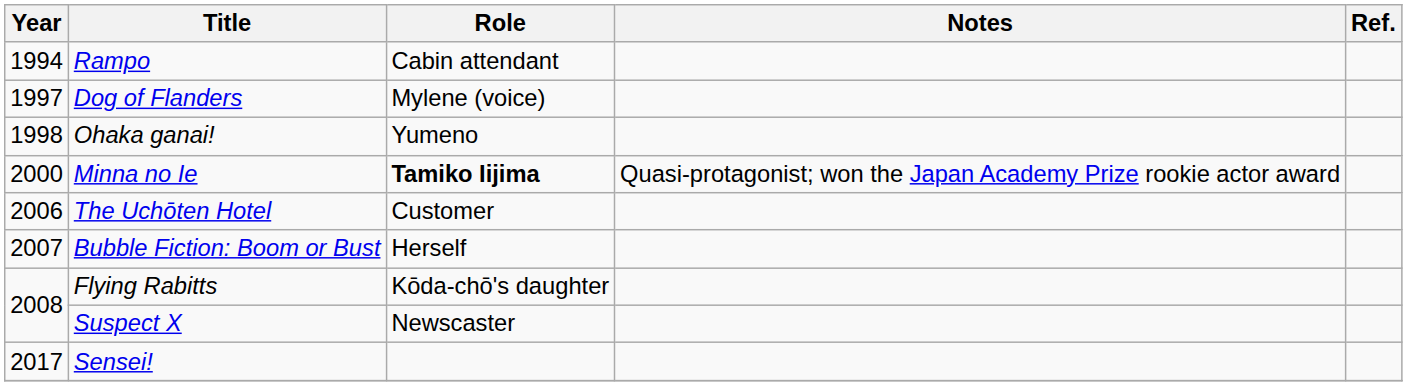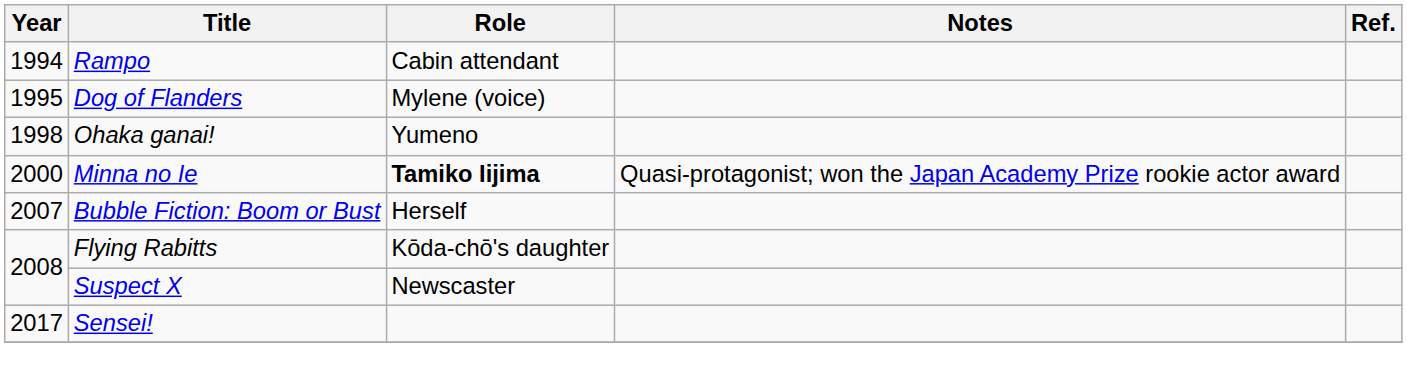(37, 98) 1997 -> (37, 98) 1995
- row: (173, 211)
